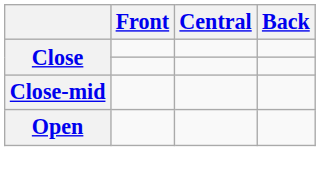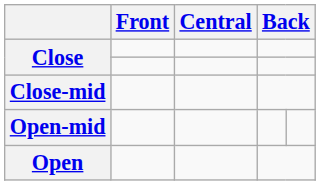+ row: (58, 127)
